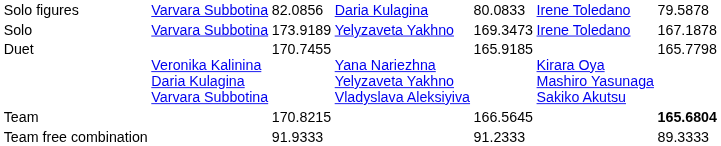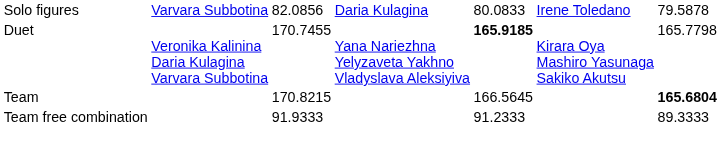- row: (18, 30)
(503, 49) normal -> (503, 30) bold
